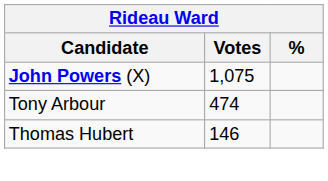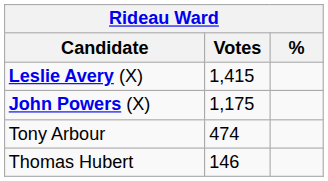+ row: (76, 76)
(232, 76) 1,075 -> (232, 104) 1,175
